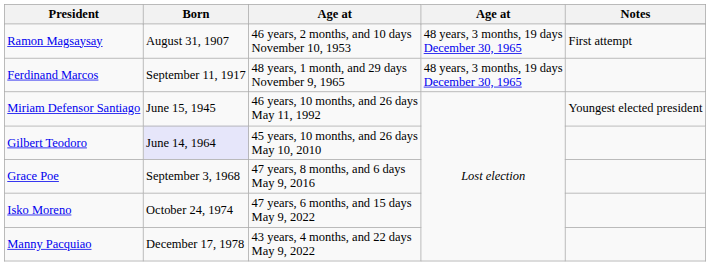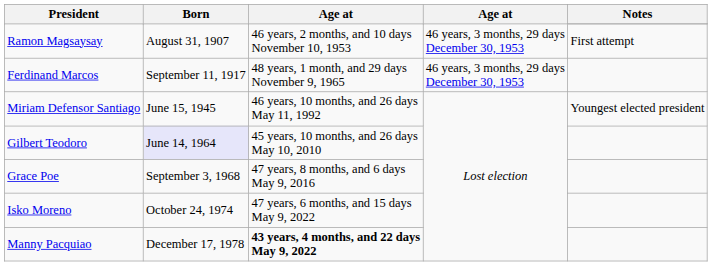(493, 41) 48 years, 3 months, 19 days December 30, 1965 -> (495, 41) 46 years, 3 months, 29 days December 30, 1953
(493, 75) 48 years, 3 months, 19 days December 30, 1965 -> (495, 75) 46 years, 3 months, 29 days December 30, 1953
(332, 244) normal -> (336, 244) bold
